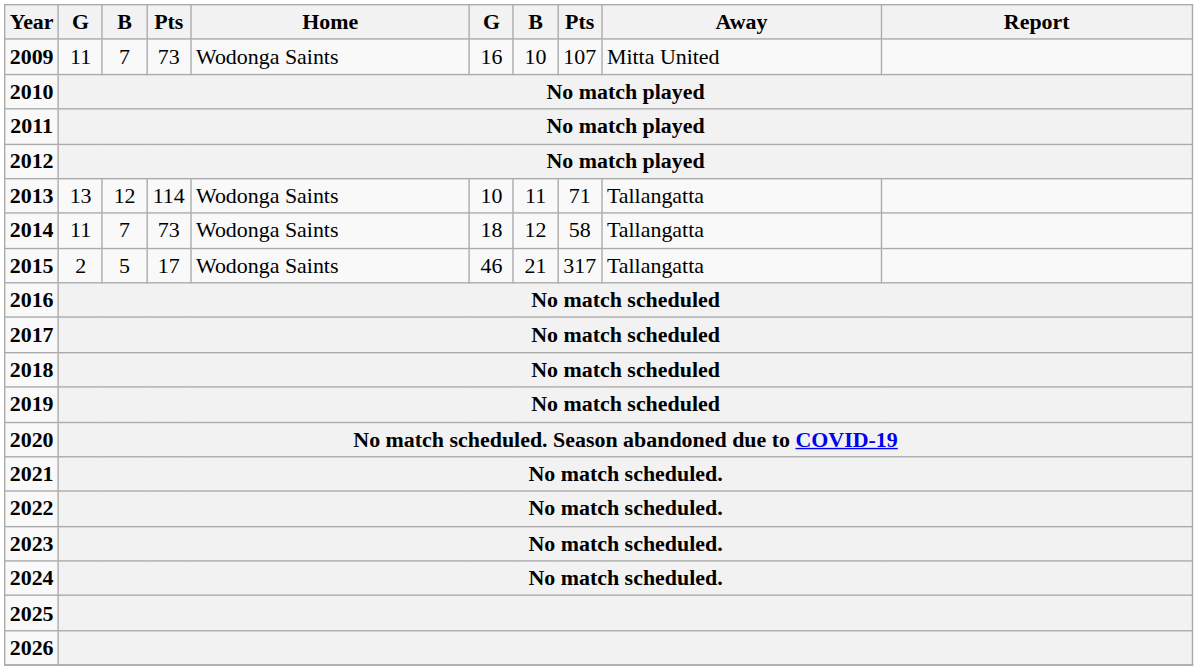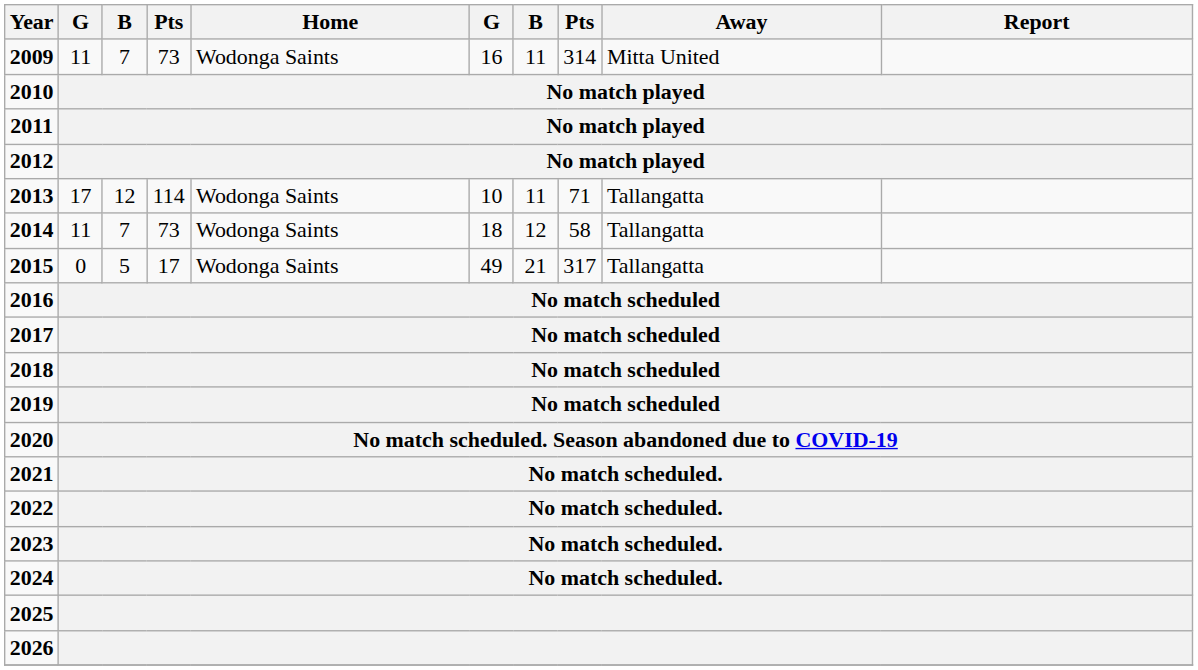(536, 56) 10 -> (536, 56) 11
(580, 56) 107 -> (580, 56) 314
(81, 195) 13 -> (81, 195) 17
(81, 265) 2 -> (81, 265) 0
(492, 265) 46 -> (492, 265) 49
